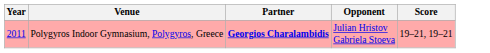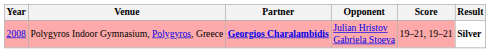+ column: (470, 12)
(16, 34) 2011 -> (16, 34) 2008
